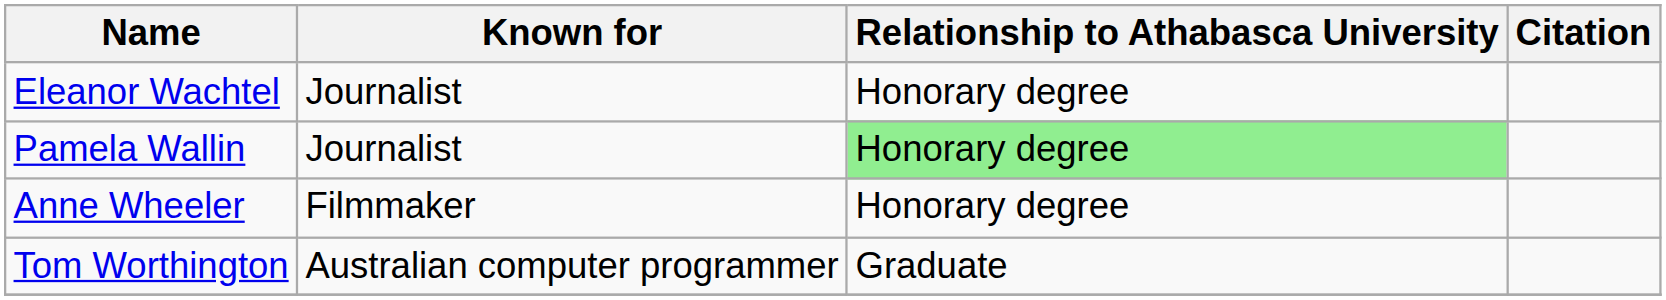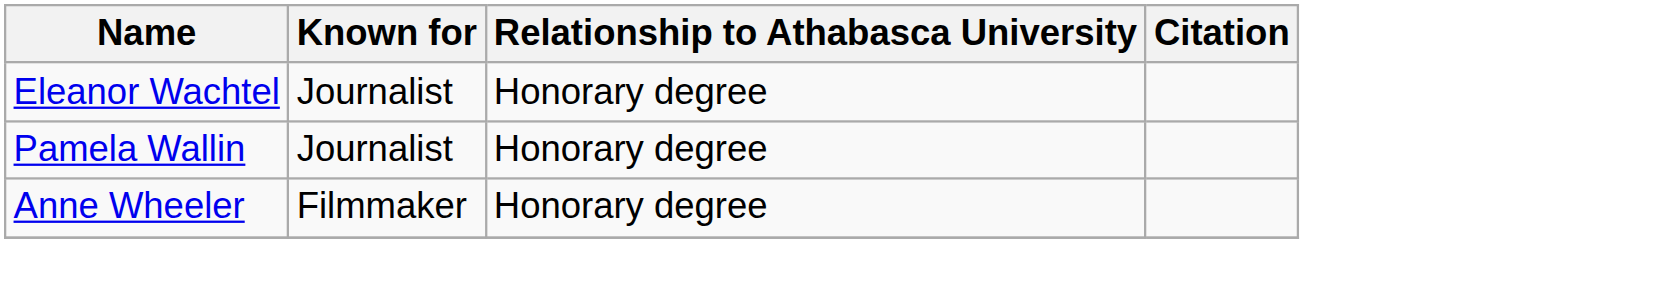(992, 149) lightgreen background -> (631, 149) no background
- row: (151, 264)
